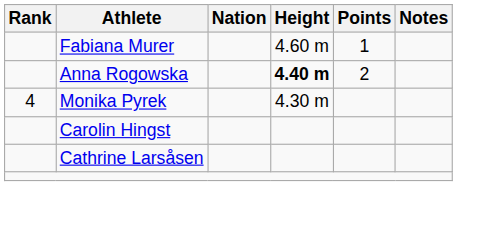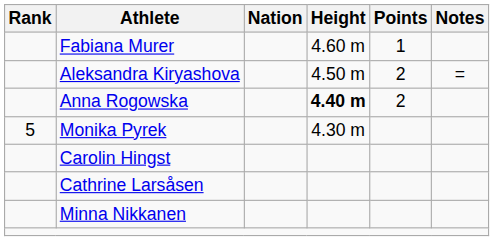+ row: (150, 74)
(30, 102) 4 -> (30, 130) 5
+ row: (123, 213)
